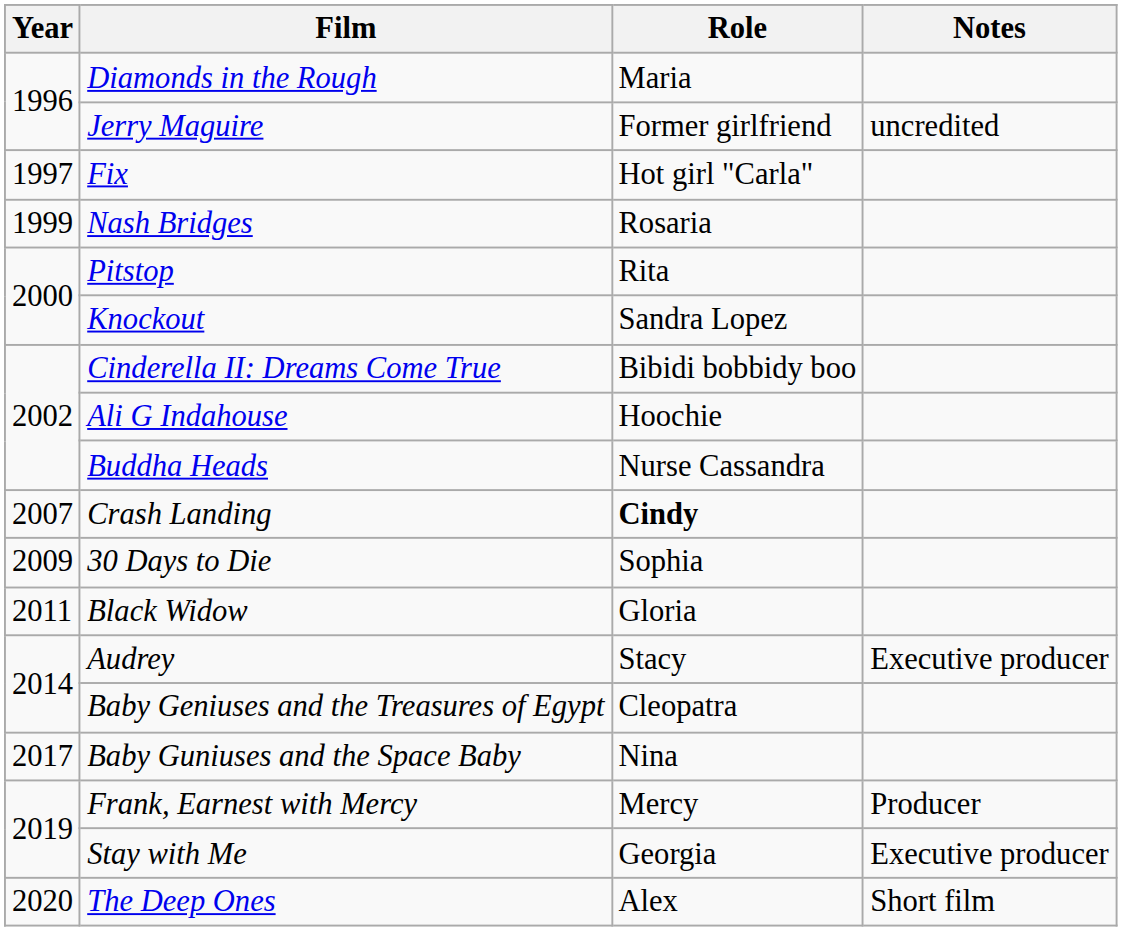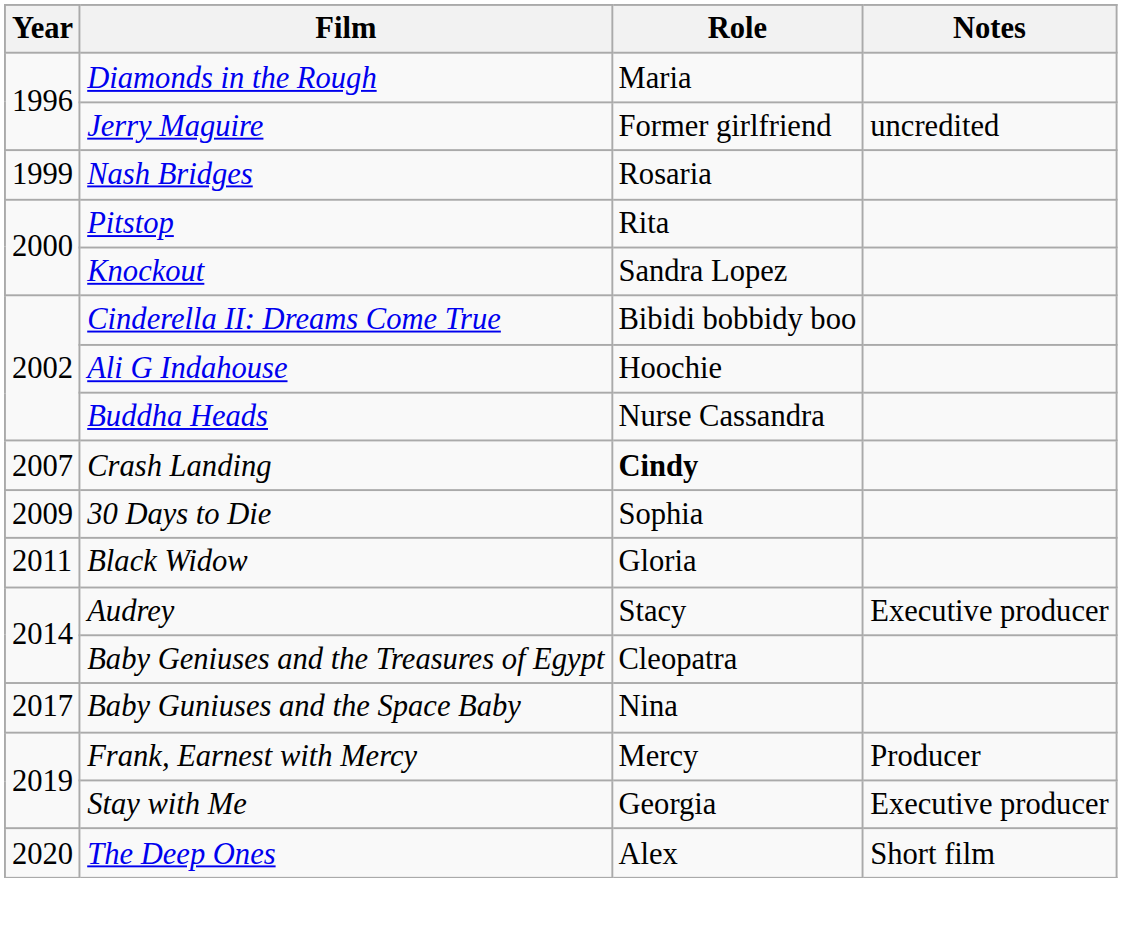- row: (108, 174)
